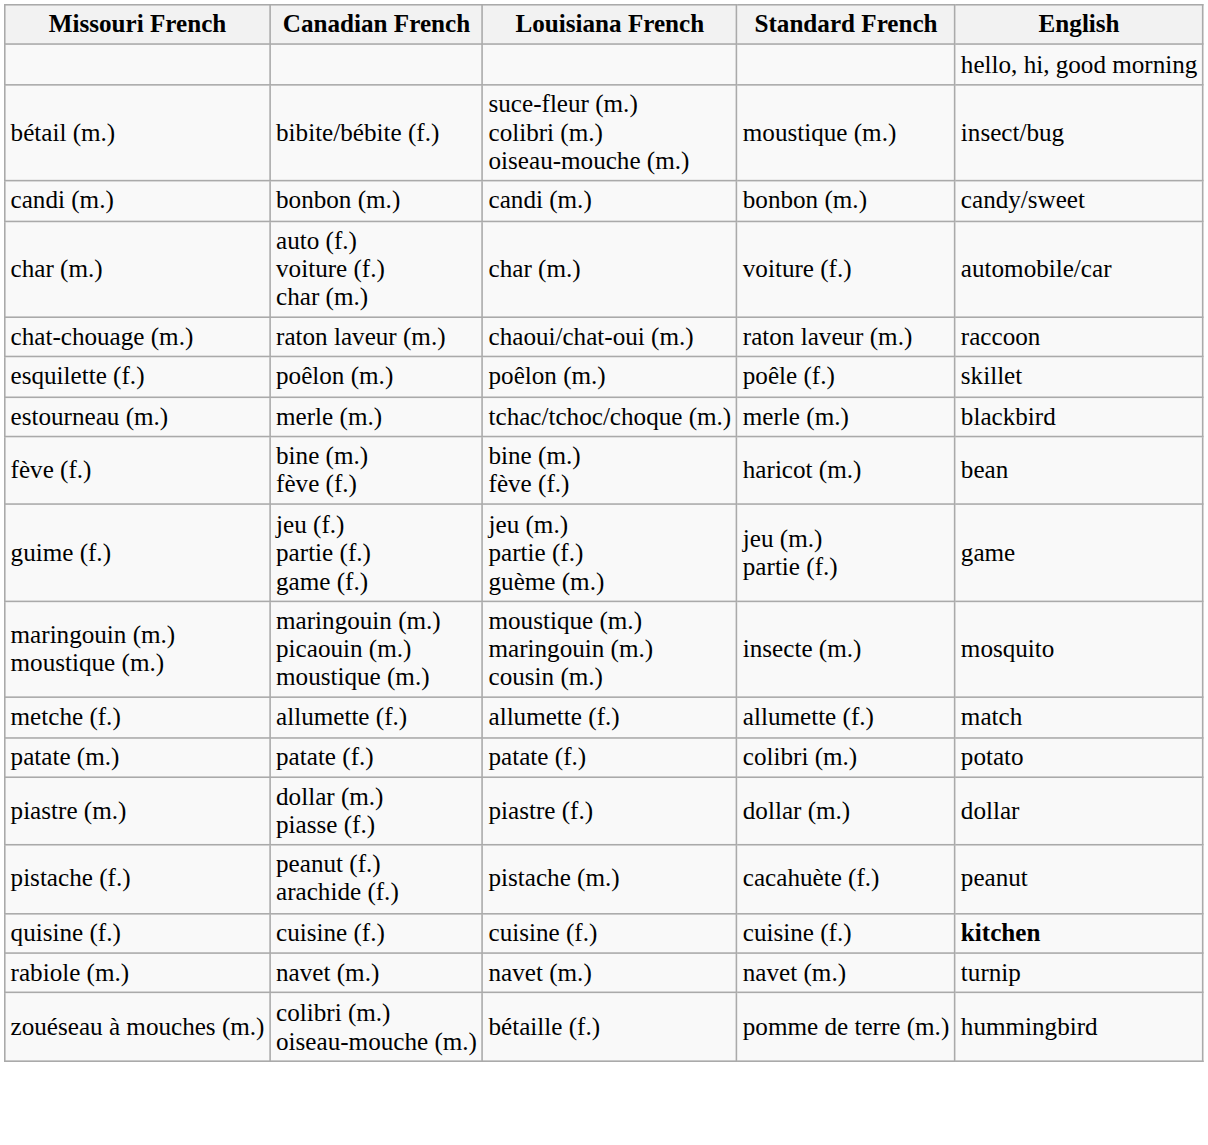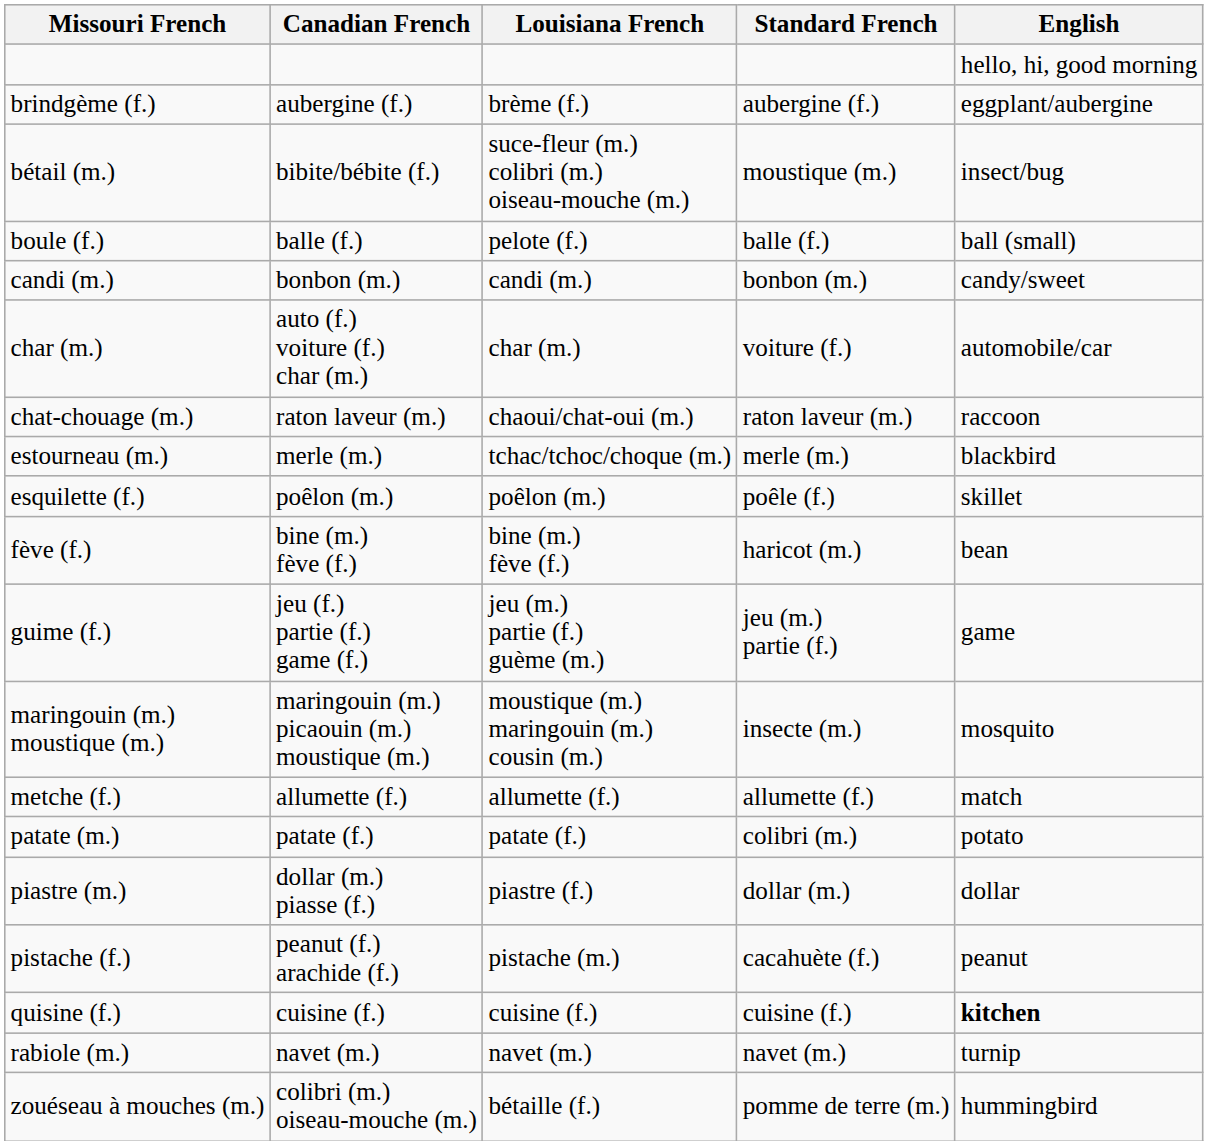+ row: (83, 104)
+ row: (57, 240)
rows swapped: (89, 416) <-> (78, 376)
